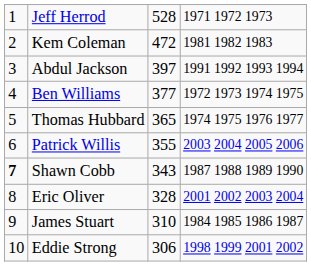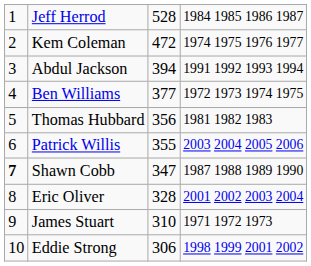(228, 17) 1971 1972 1973 -> (243, 17) 1984 1985 1986 1987
(228, 42) 1981 1982 1983 -> (243, 42) 1974 1975 1976 1977
(164, 68) 397 -> (164, 68) 394
(164, 119) 365 -> (164, 119) 356
(243, 119) 1974 1975 1976 1977 -> (228, 119) 1981 1982 1983
(164, 171) 343 -> (164, 171) 347
(243, 222) 1984 1985 1986 1987 -> (228, 222) 1971 1972 1973
